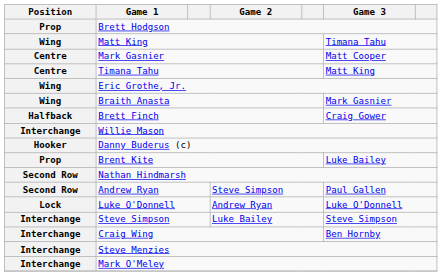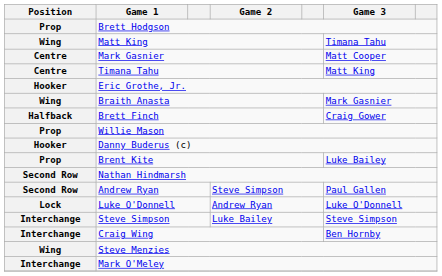(50, 86) Wing -> (50, 86) Hooker
(50, 130) Interchange -> (50, 130) Prop
(50, 249) Interchange -> (50, 249) Wing
